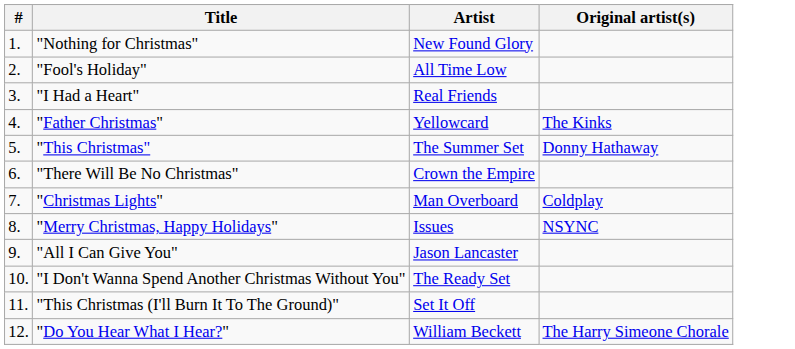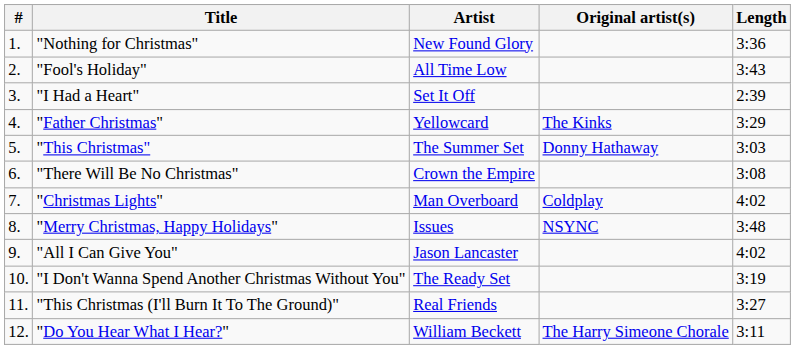+ column: (762, 17)
(455, 95) Real Friends -> (444, 95) Set It Off
(444, 305) Set It Off -> (455, 305) Real Friends
